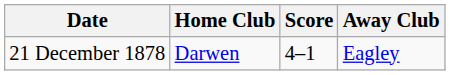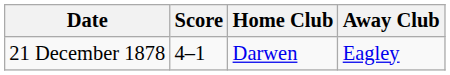columns swapped: (225, 20) <-> (309, 20)
